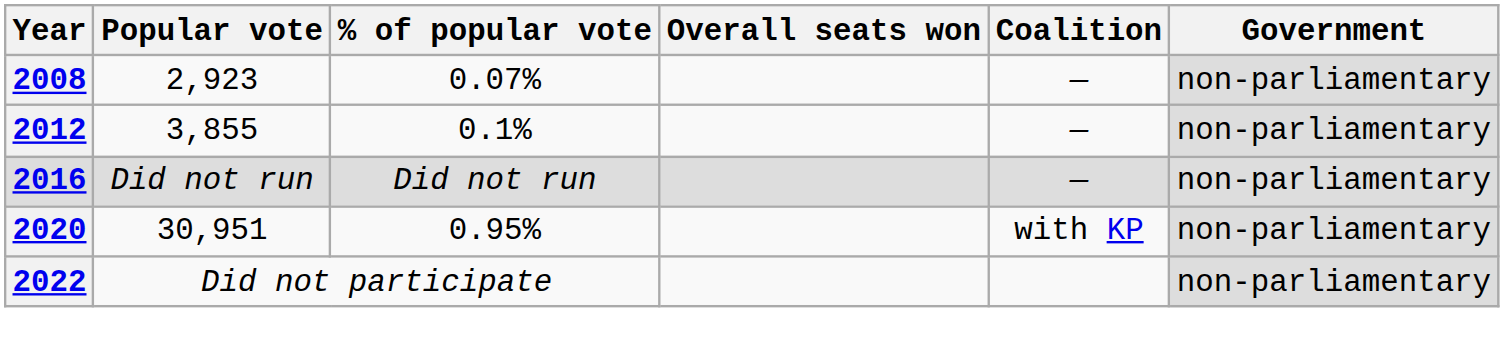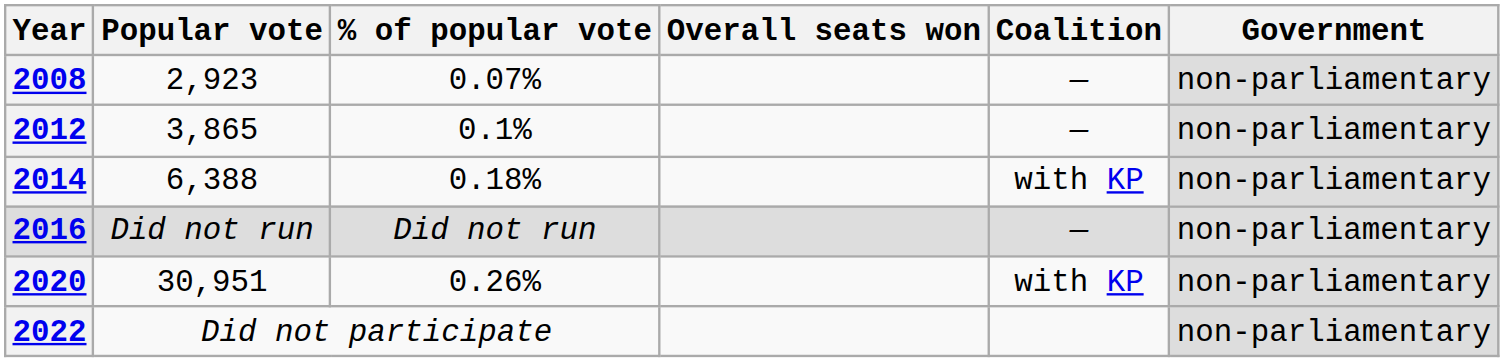(212, 131) 3,855 -> (212, 131) 3,865
+ row: (50, 181)
(495, 231) 0.95% -> (495, 281) 0.26%
